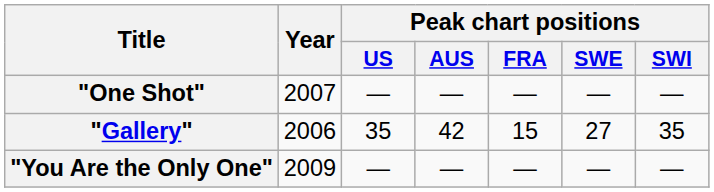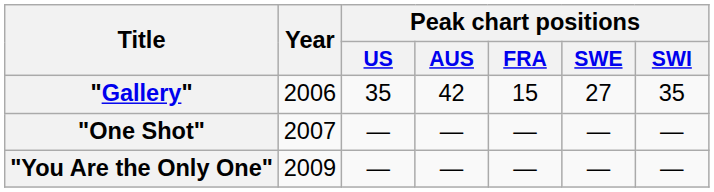rows swapped: (142, 131) <-> (142, 93)
